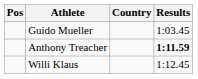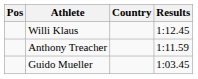rows swapped: (60, 30) <-> (53, 64)
(173, 47) bold -> (173, 47) normal
